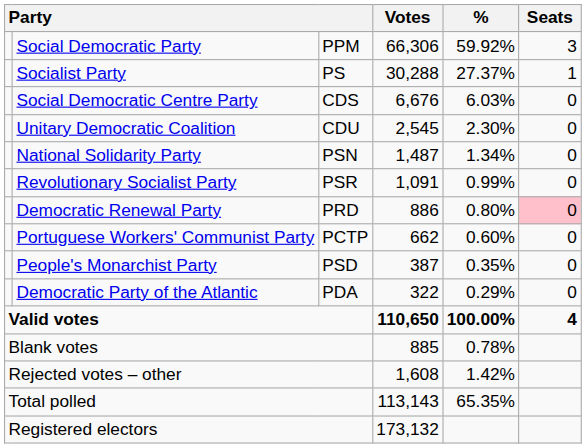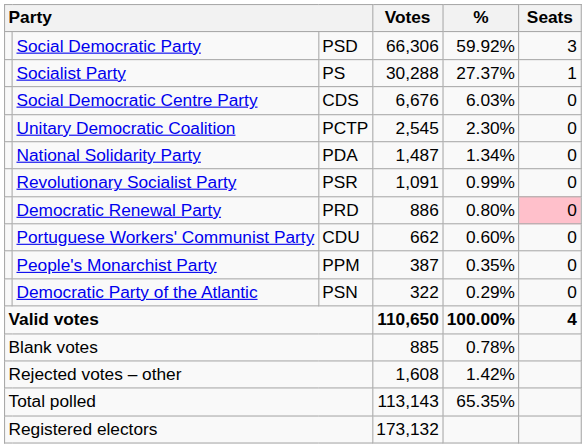(341, 45) PPM -> (340, 45) PSD
(341, 127) CDU -> (345, 127) PCTP
(340, 155) PSN -> (340, 155) PDA
(345, 237) PCTP -> (341, 237) CDU
(340, 264) PSD -> (341, 264) PPM
(340, 292) PDA -> (340, 292) PSN
